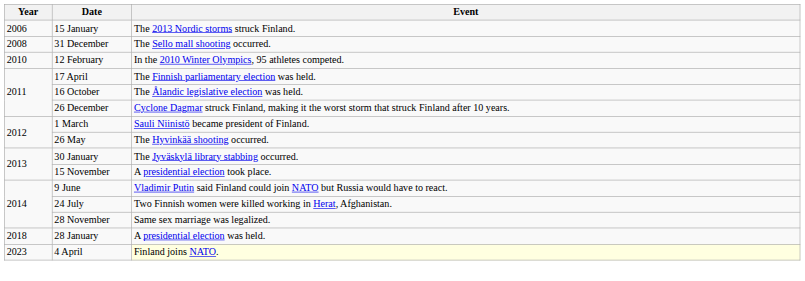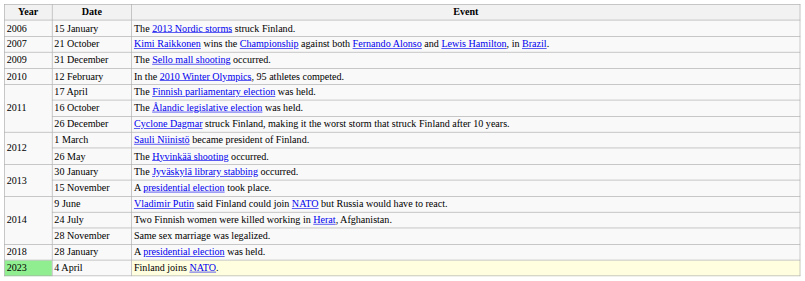+ row: (77, 44)
(17, 44) 2008 -> (17, 60) 2009
(17, 252) no background -> (17, 268) lightgreen background
